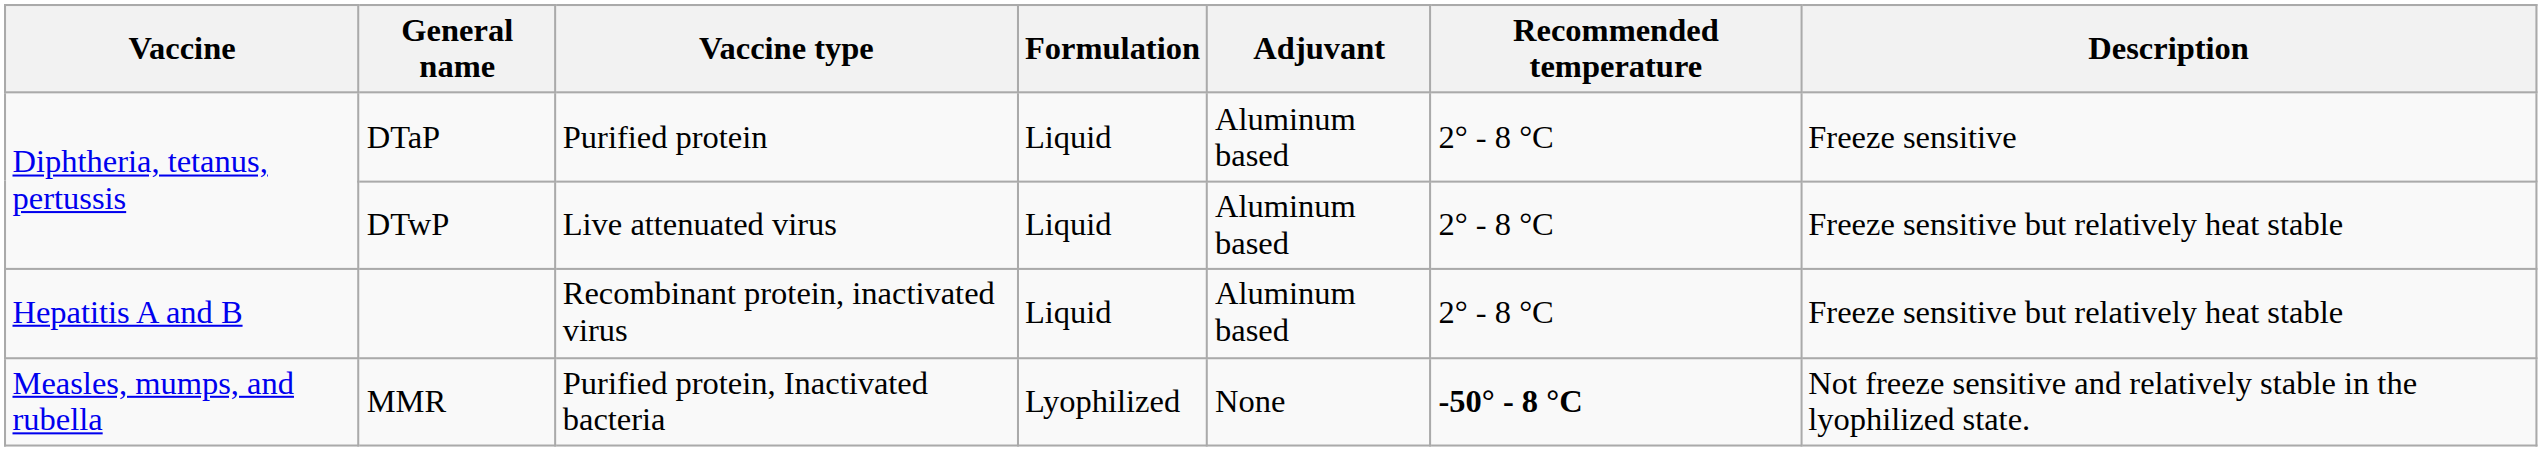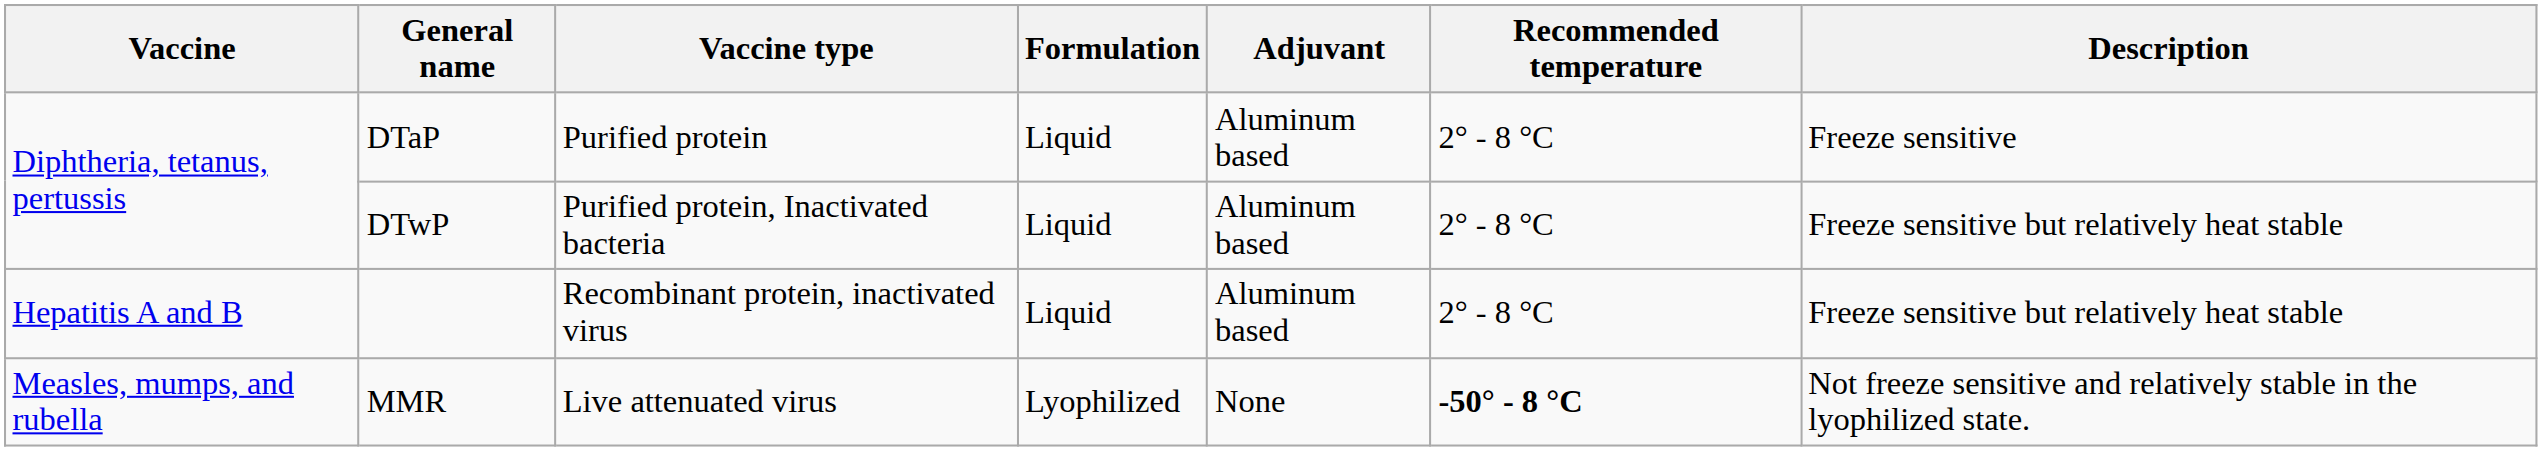(700, 224) Live attenuated virus -> (745, 224) Purified protein, Inactivated bacteria
(745, 400) Purified protein, Inactivated bacteria -> (700, 400) Live attenuated virus
